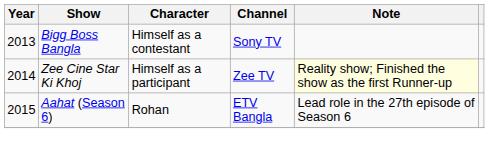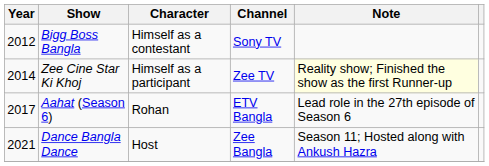(21, 41) 2013 -> (21, 41) 2012
(21, 110) 2015 -> (21, 110) 2017
+ row: (81, 144)
